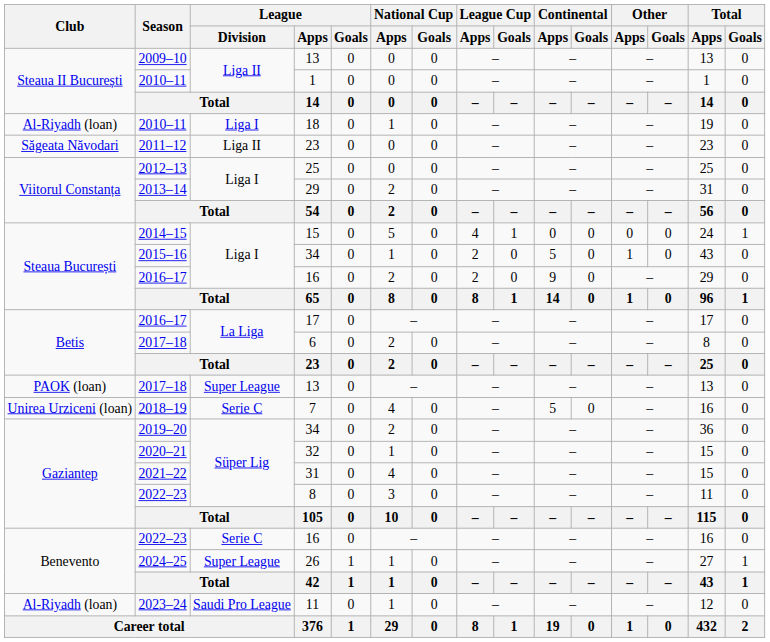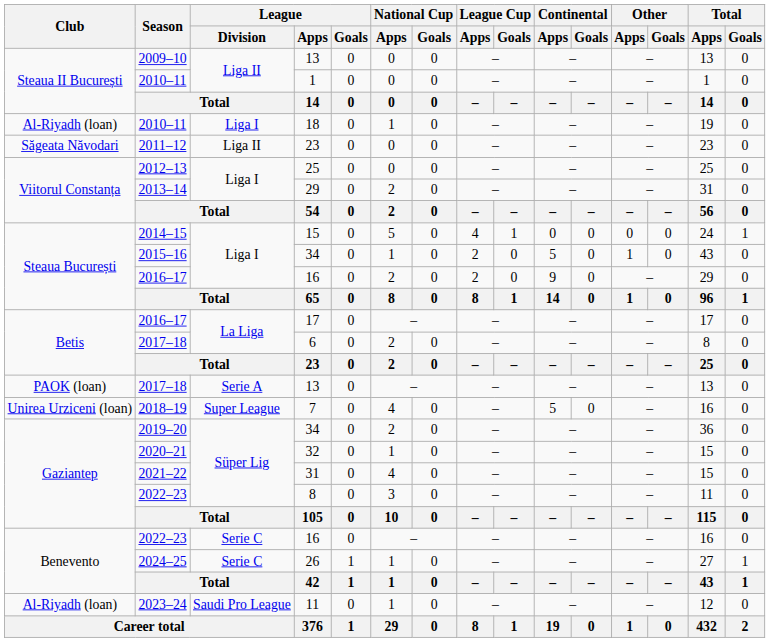(242, 386) Super League -> (242, 386) Serie A
(242, 408) Serie C -> (242, 408) Super League
(242, 560) Super League -> (242, 560) Serie C
